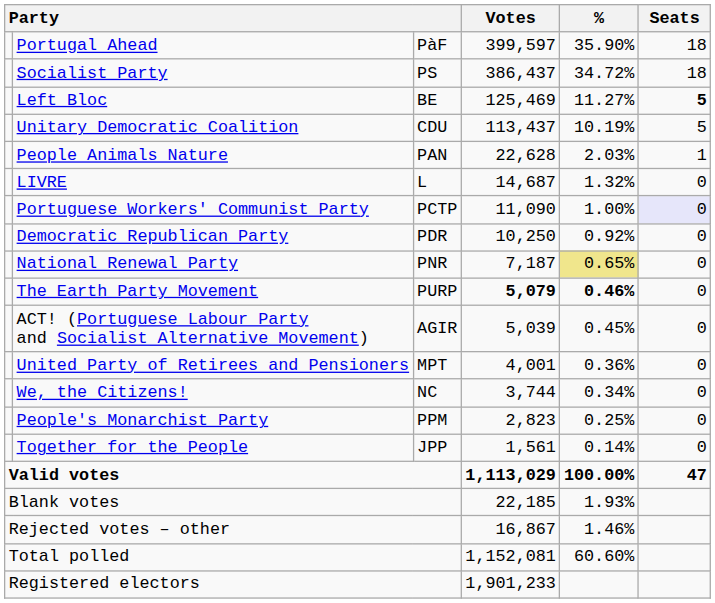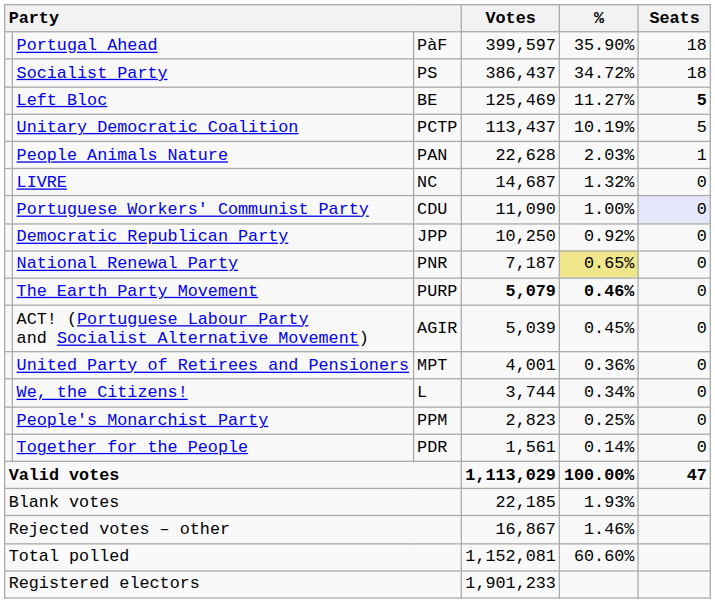(432, 128) CDU -> (437, 128) PCTP
(422, 182) L -> (427, 182) NC
(437, 210) PCTP -> (432, 210) CDU
(432, 237) PDR -> (432, 237) JPP
(427, 393) NC -> (422, 393) L
(432, 448) JPP -> (432, 448) PDR
